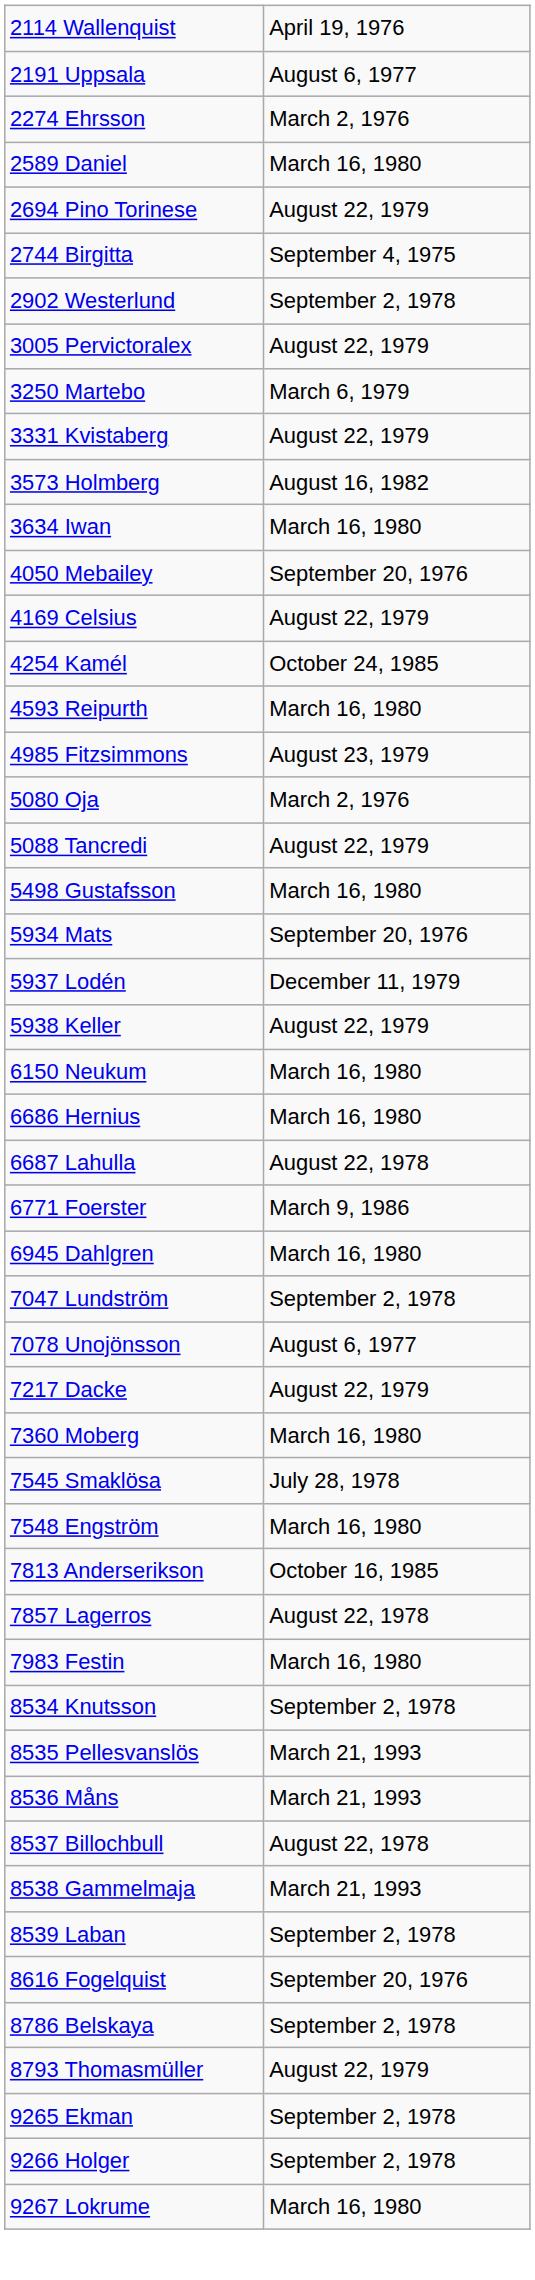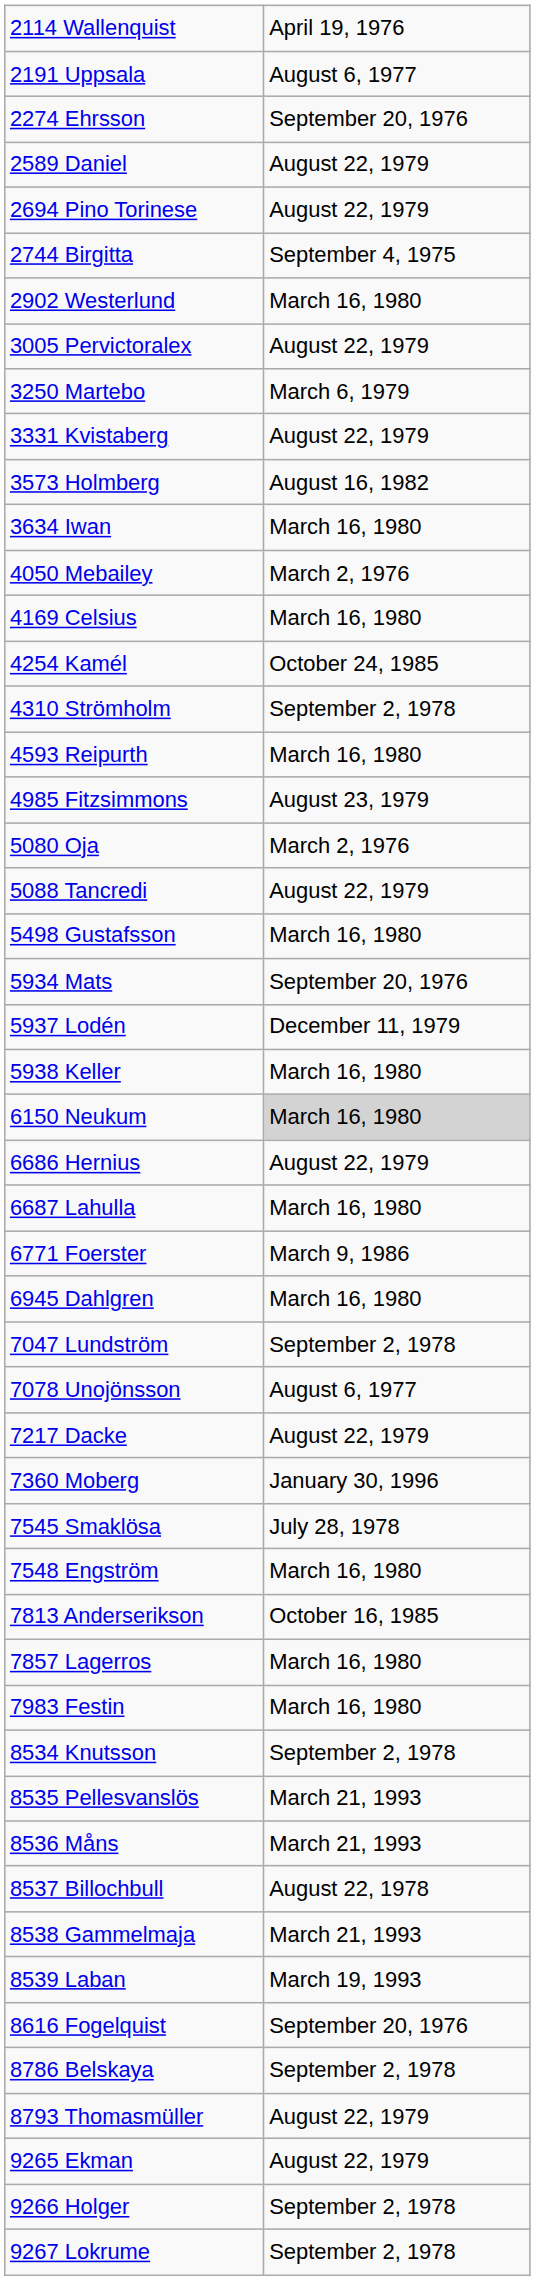(339, 119) March 2, 1976 -> (369, 119) September 20, 1976
(345, 164) March 16, 1980 -> (349, 164) August 22, 1979
(362, 300) September 2, 1978 -> (345, 300) March 16, 1980
(369, 572) September 20, 1976 -> (339, 572) March 2, 1976
(349, 618) August 22, 1979 -> (345, 618) March 16, 1980
+ row: (90, 709)
(349, 1026) August 22, 1979 -> (345, 1072) March 16, 1980
(345, 1072) no background -> (345, 1117) lightgrey background
(345, 1117) March 16, 1980 -> (349, 1162) August 22, 1979
(349, 1162) August 22, 1978 -> (345, 1208) March 16, 1980
(345, 1435) March 16, 1980 -> (354, 1480) January 30, 1996
(349, 1616) August 22, 1978 -> (345, 1662) March 16, 1980
(362, 1934) September 2, 1978 -> (345, 1979) March 19, 1993
(362, 2115) September 2, 1978 -> (349, 2161) August 22, 1979
(345, 2206) March 16, 1980 -> (362, 2251) September 2, 1978
